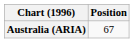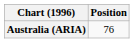(109, 29) 67 -> (109, 29) 76
